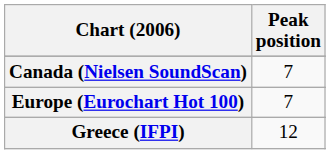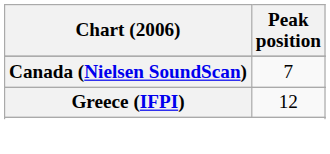- row: (128, 102)
